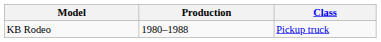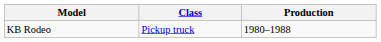columns swapped: (325, 12) <-> (207, 12)
